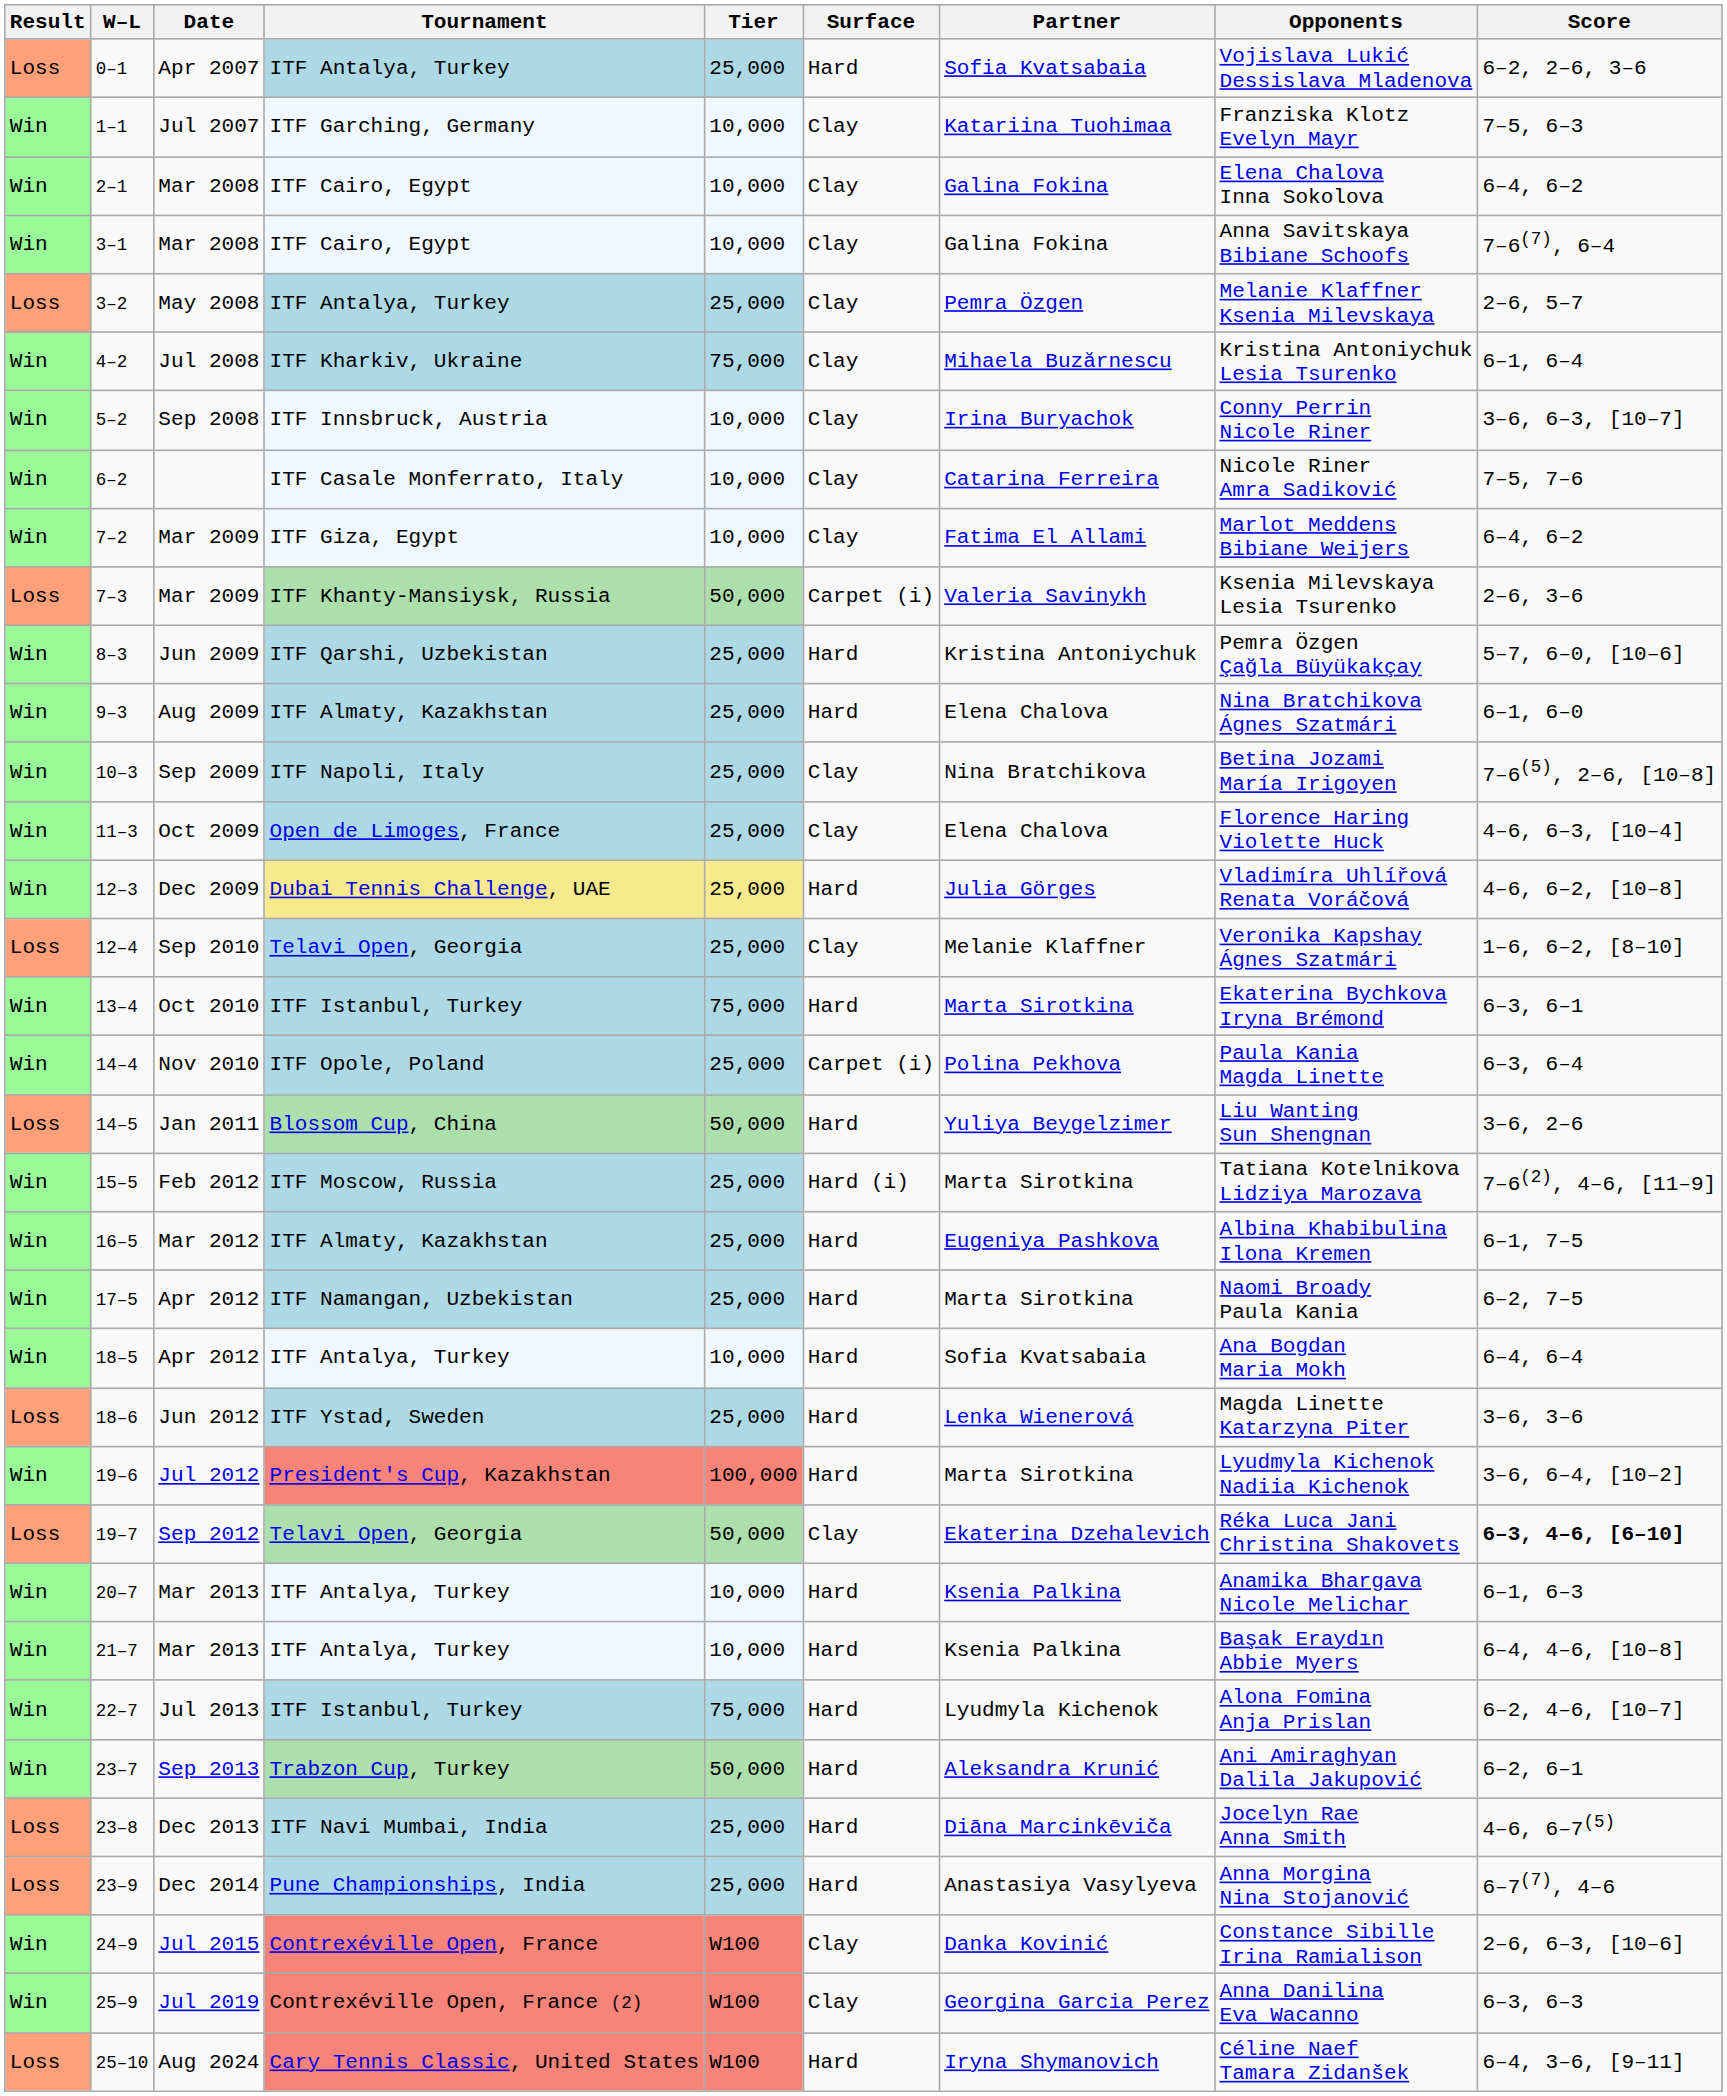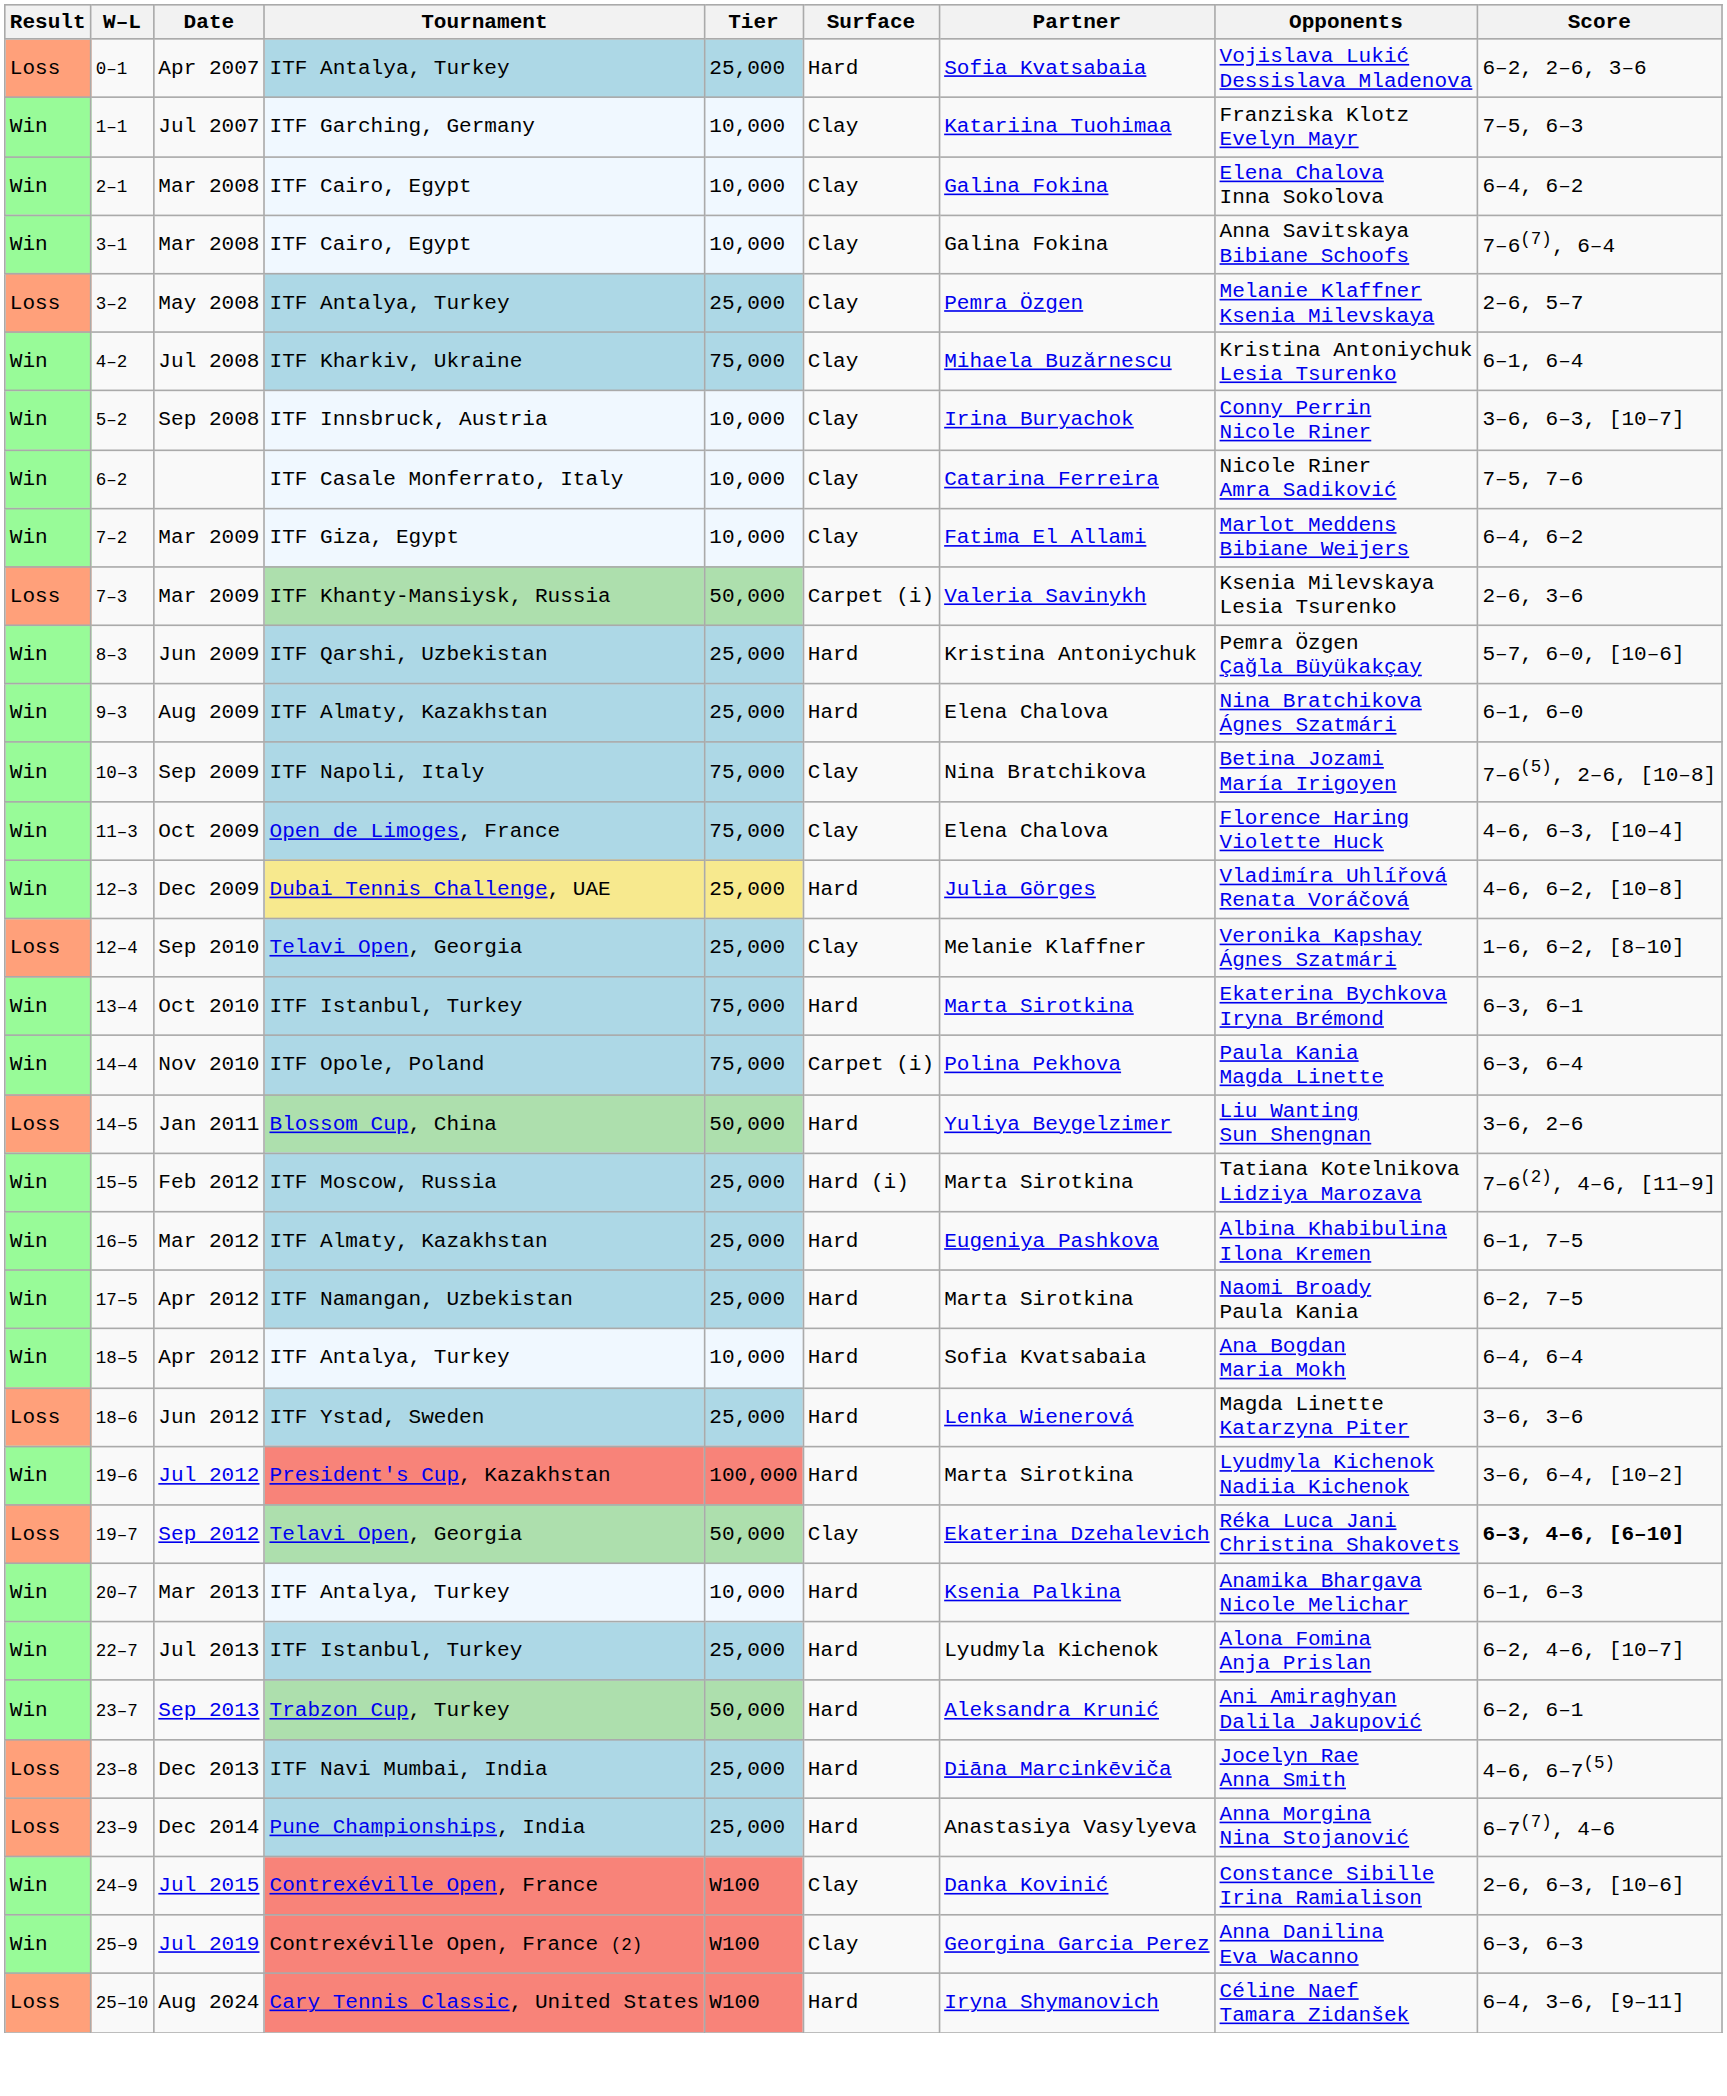(747, 772) 25,000 -> (747, 772) 75,000
(747, 831) 25,000 -> (747, 831) 75,000
(747, 1065) 25,000 -> (747, 1065) 75,000
- row: (117, 1652)
(747, 1710) 75,000 -> (747, 1651) 25,000
